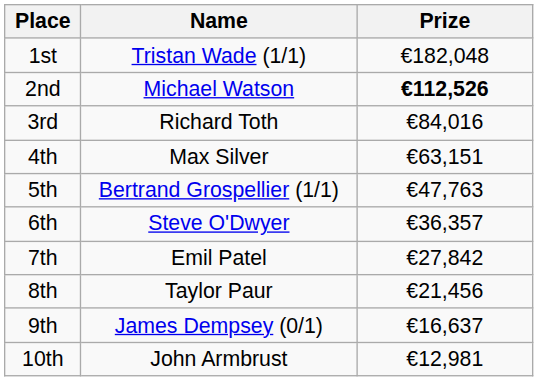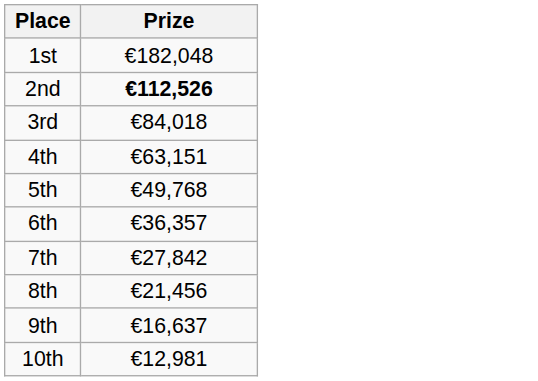- column: (219, 21)
(445, 122) €84,016 -> (169, 122) €84,018
(445, 190) €47,763 -> (169, 190) €49,768
